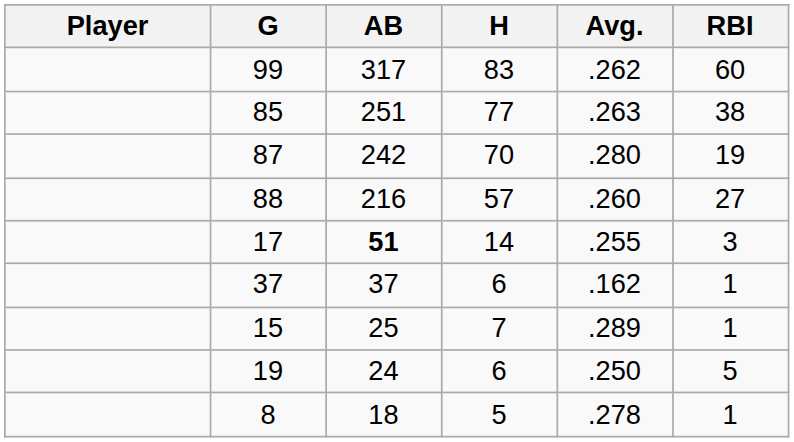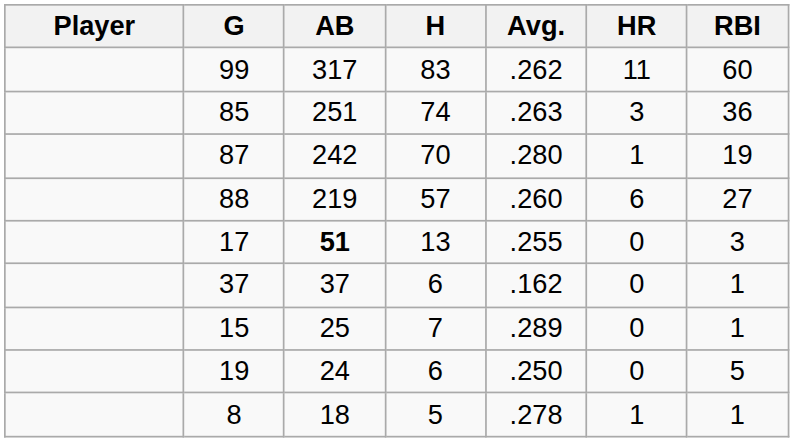+ column: (637, 26)
(499, 112) 77 -> (435, 112) 74
(730, 112) 38 -> (737, 112) 36
(383, 198) 216 -> (335, 198) 219
(499, 241) 14 -> (435, 241) 13
